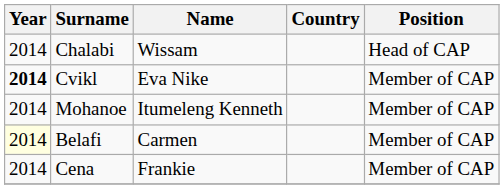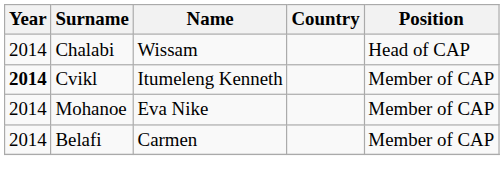(173, 79) Eva Nike -> (210, 79) Itumeleng Kenneth
(210, 109) Itumeleng Kenneth -> (173, 109) Eva Nike
(28, 139) lightyellow background -> (28, 139) no background
- row: (75, 169)
